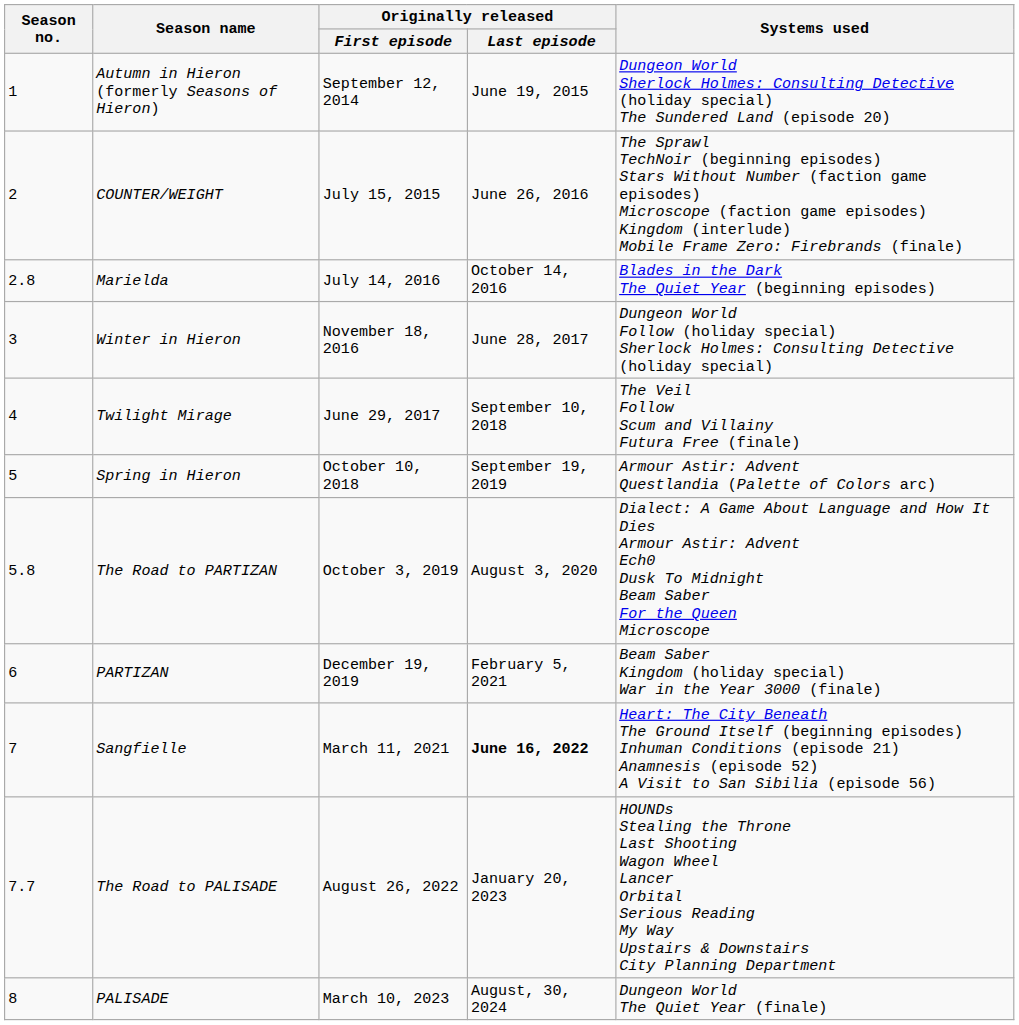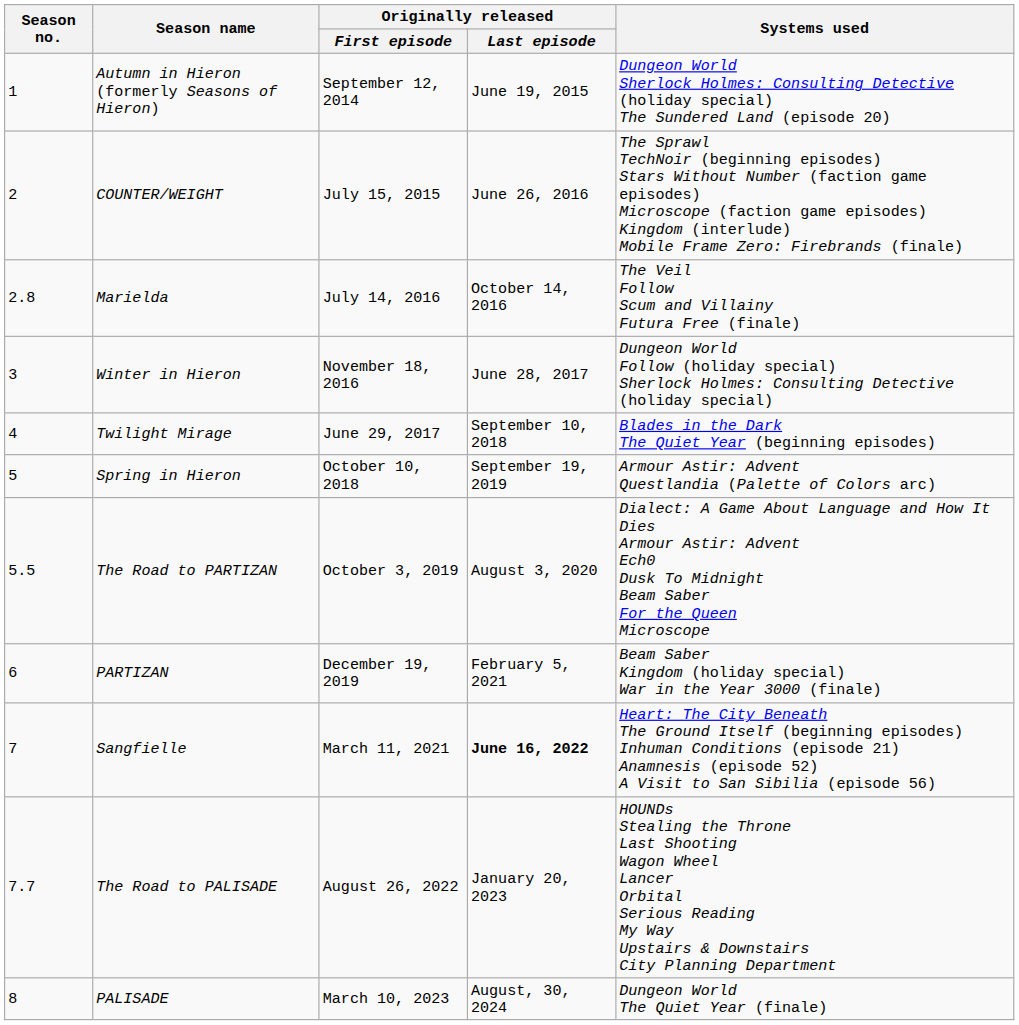(778, 280) Blades in the Dark The Quiet Year (beginning episodes) -> (710, 298) The Veil Follow Scum and Villainy Futura Free (finale)
(710, 417) The Veil Follow Scum and Villainy Futura Free (finale) -> (778, 434) Blades in the Dark The Quiet Year (beginning episodes)
(22, 570) 5.8 -> (22, 570) 5.5
